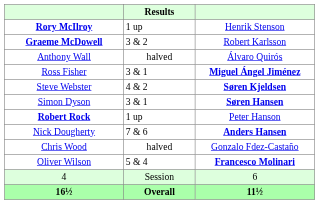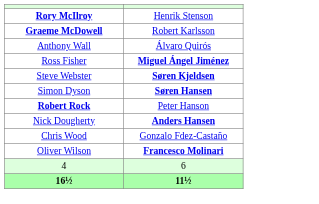- column: (159, 12)
